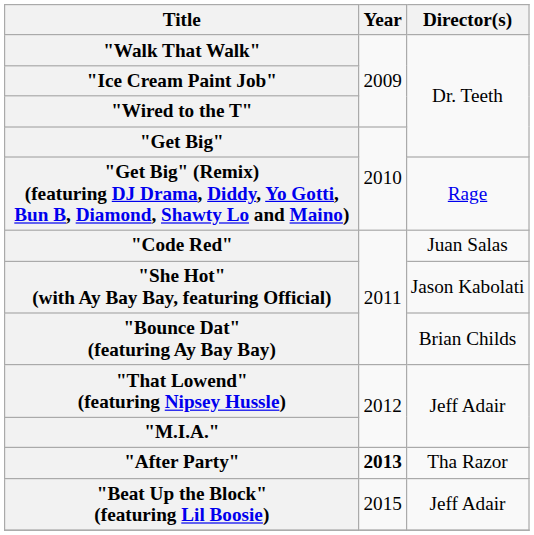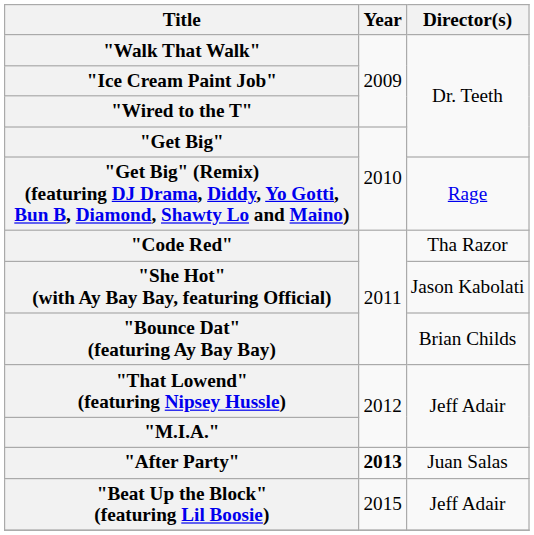(468, 245) Juan Salas -> (468, 245) Tha Razor
(468, 462) Tha Razor -> (468, 462) Juan Salas
